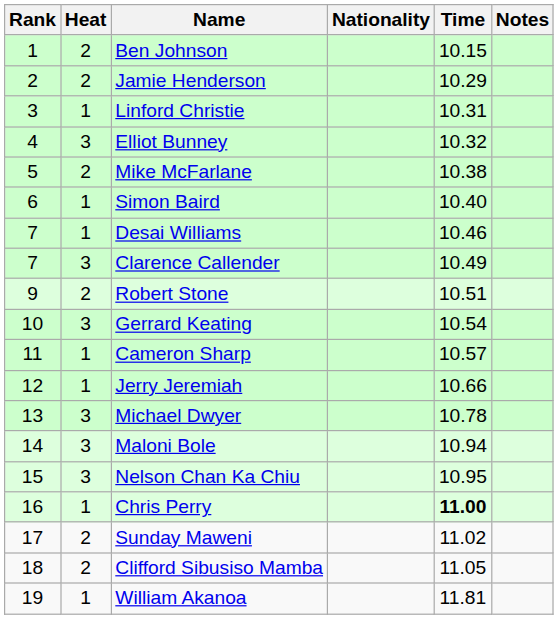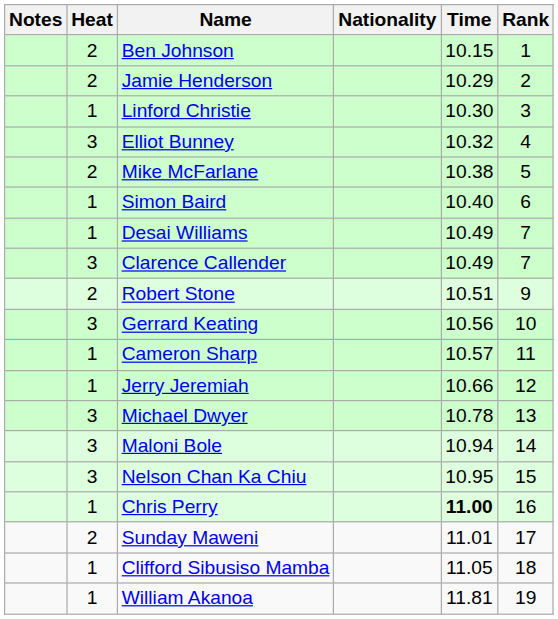columns swapped: (33, 19) <-> (522, 19)
(463, 111) 10.31 -> (469, 111) 10.30
(463, 232) 10.46 -> (469, 232) 10.49
(463, 324) 10.54 -> (469, 324) 10.56
(463, 537) 11.02 -> (469, 537) 11.01
(86, 567) 2 -> (92, 567) 1
